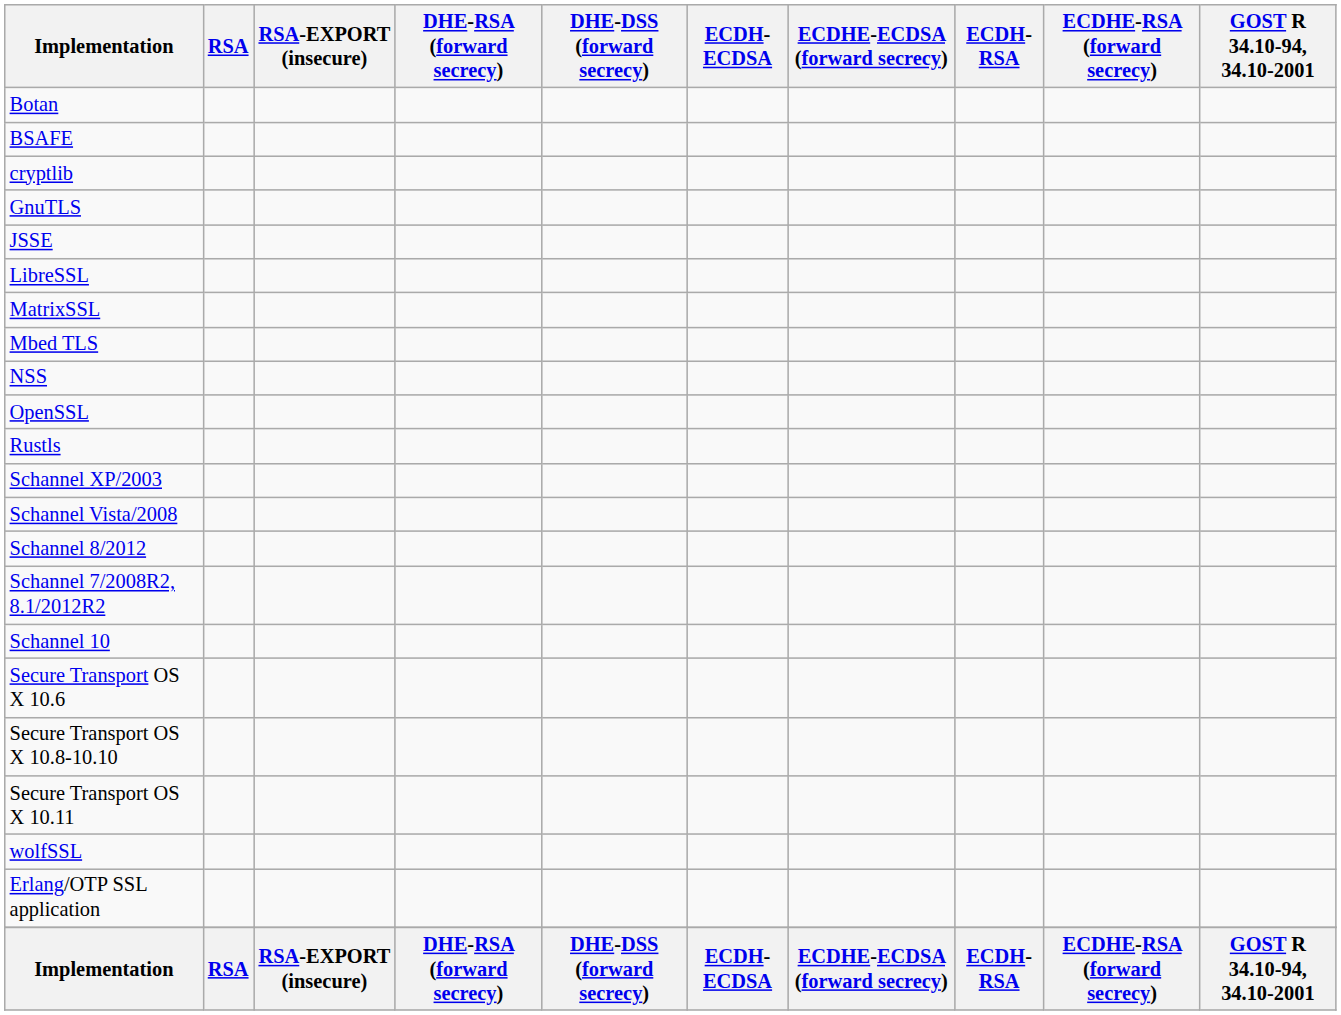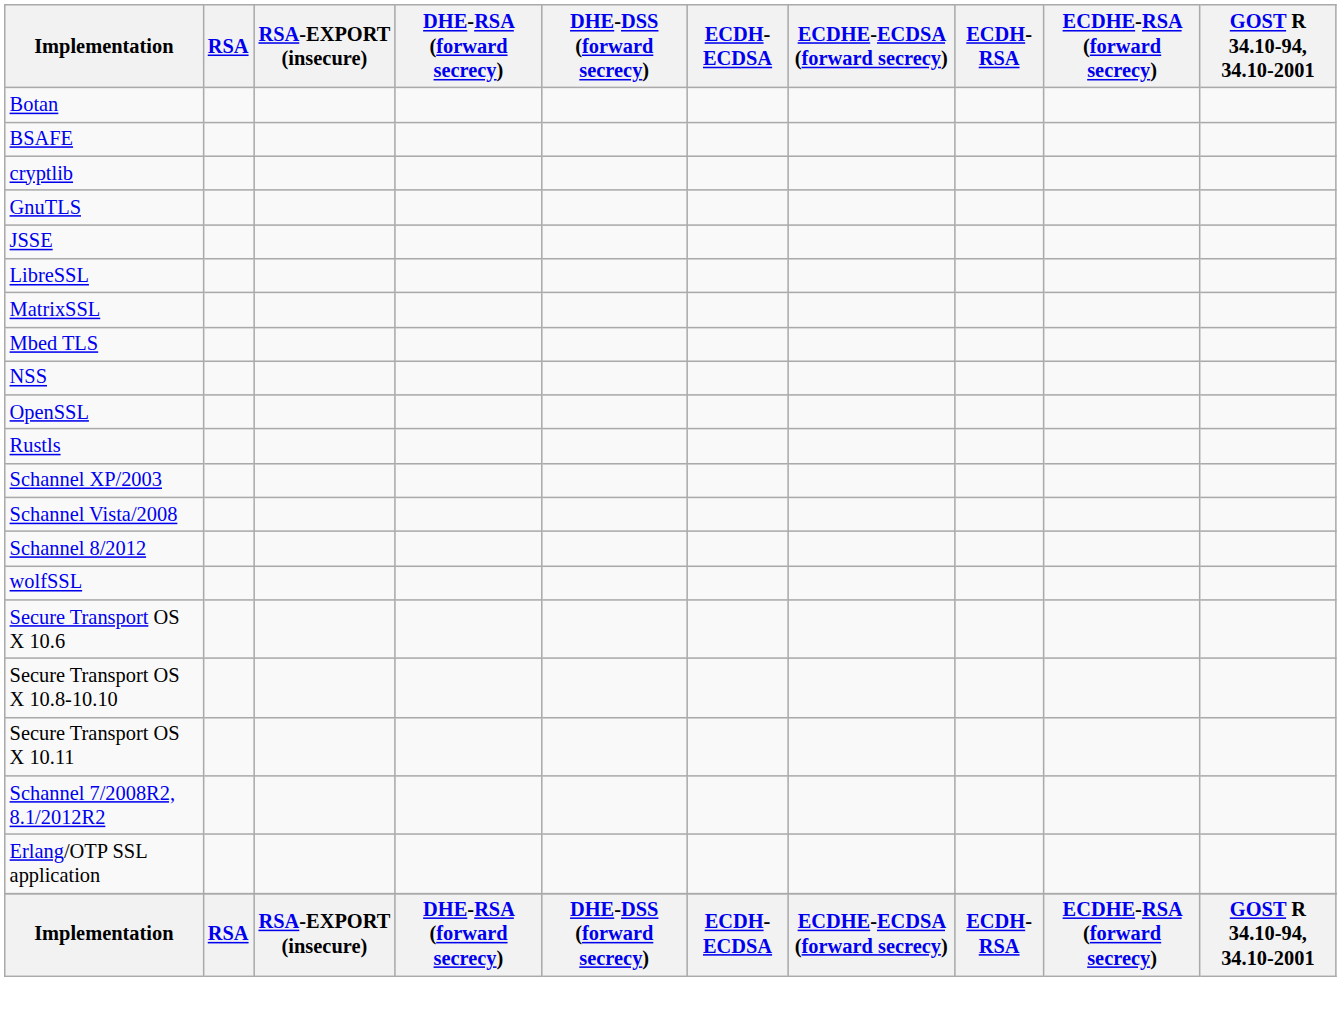rows swapped: (92, 595) <-> (46, 851)
- row: (60, 641)
